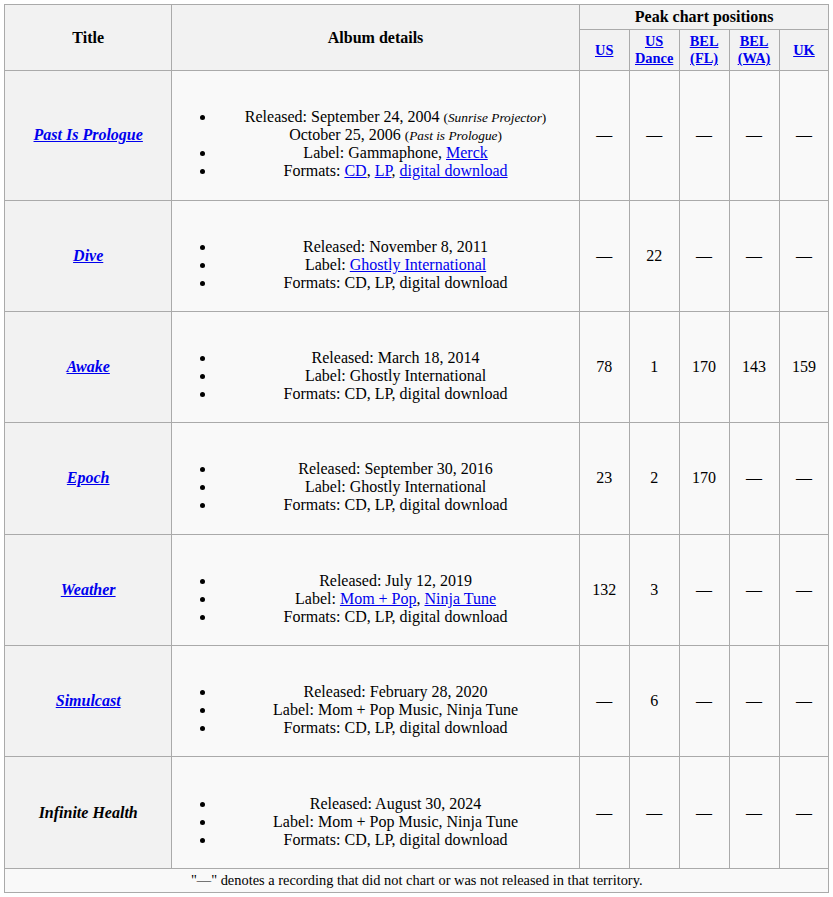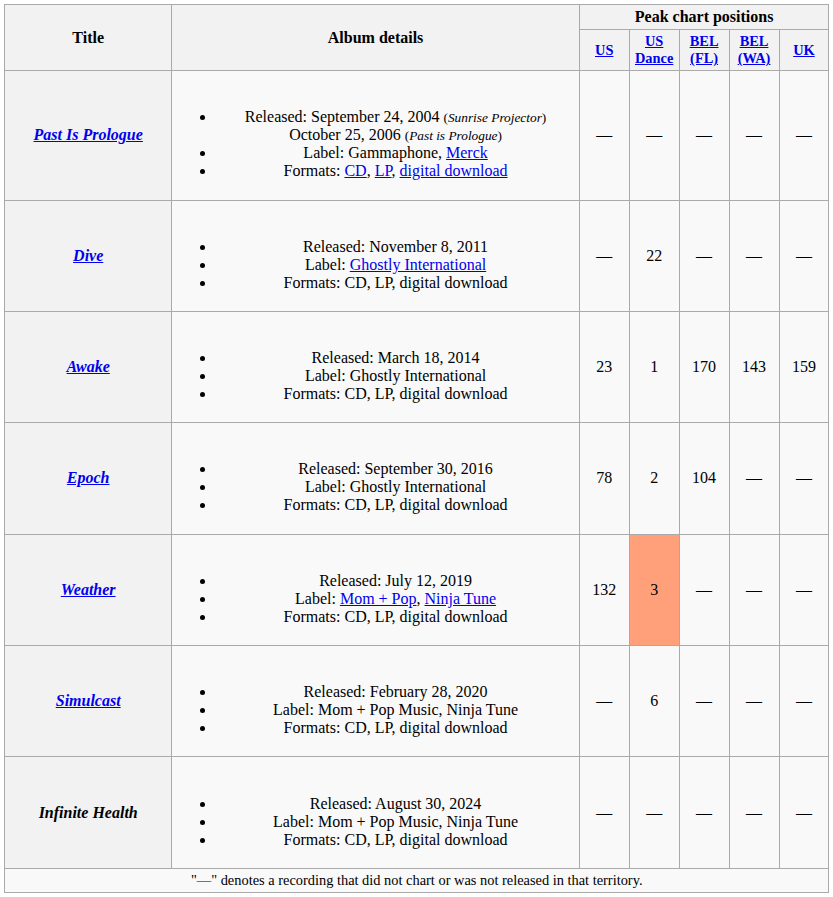(604, 367) 78 -> (604, 367) 23
(604, 478) 23 -> (604, 478) 78
(704, 478) 170 -> (704, 478) 104
(654, 589) no background -> (654, 589) lightsalmon background
